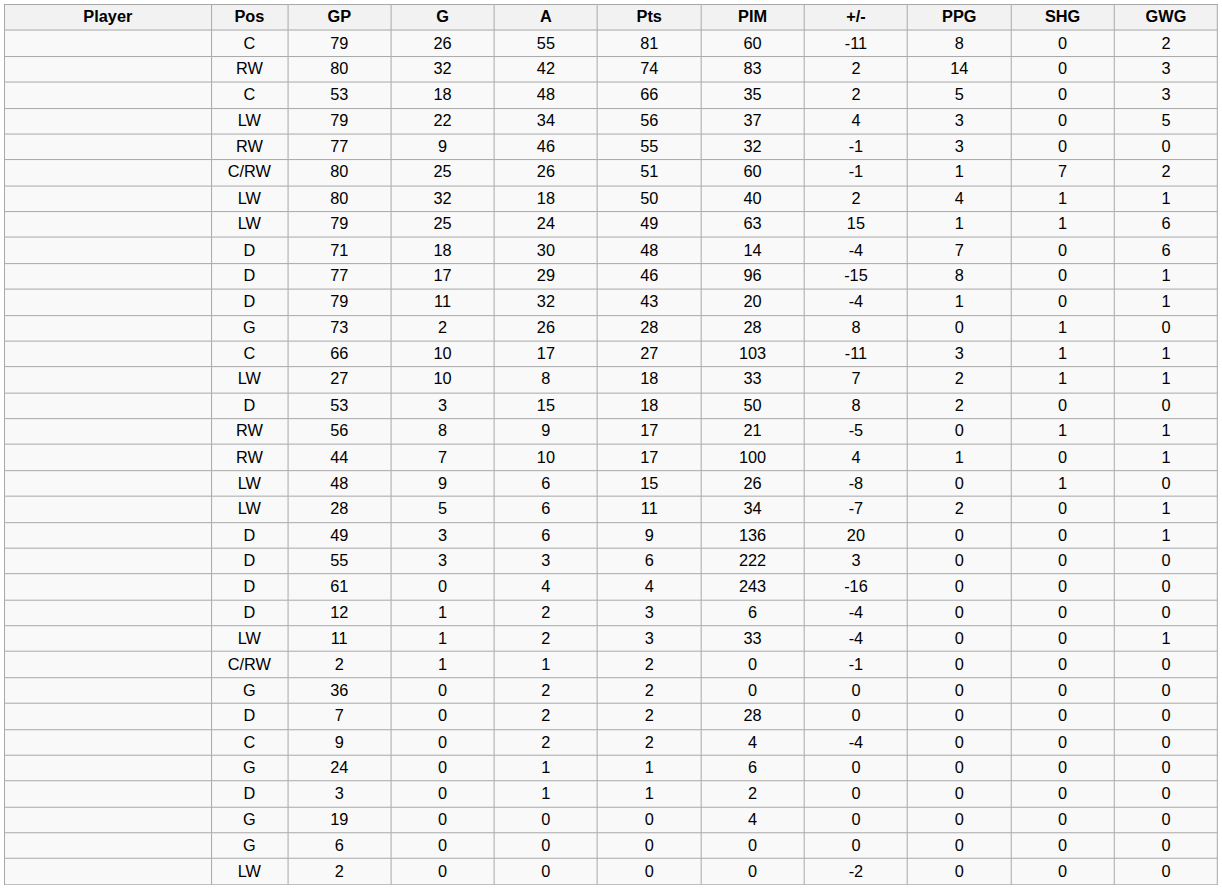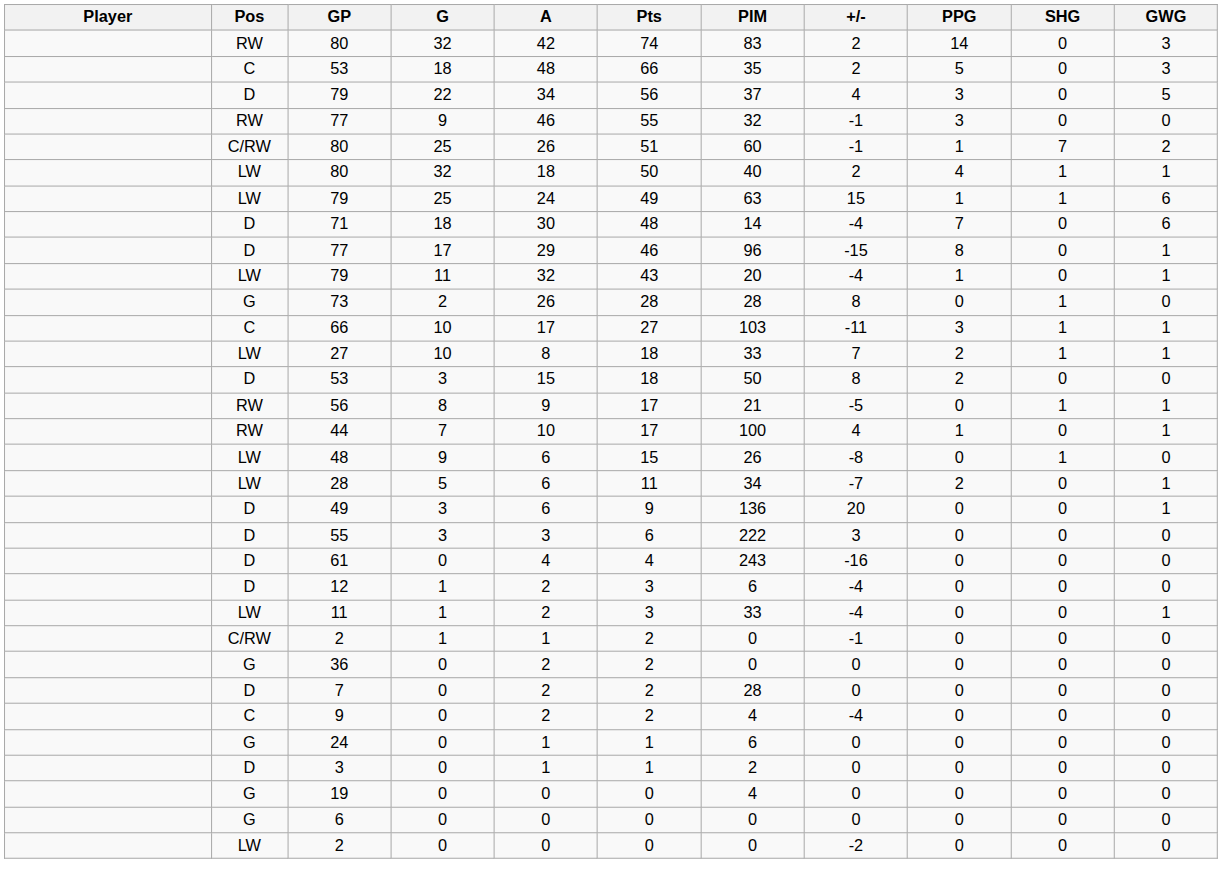- row: (339, 43)
(249, 120) LW -> (249, 95) D
(249, 302) D -> (249, 276) LW
